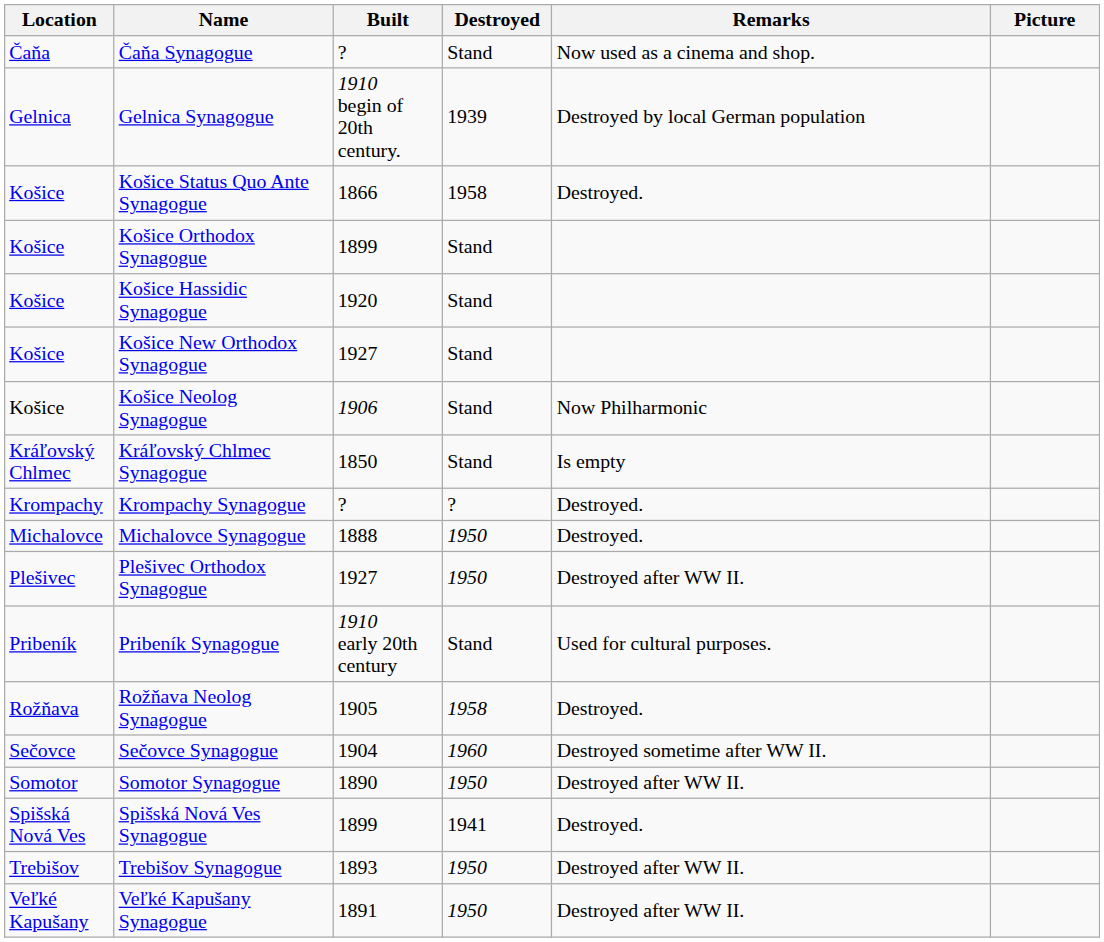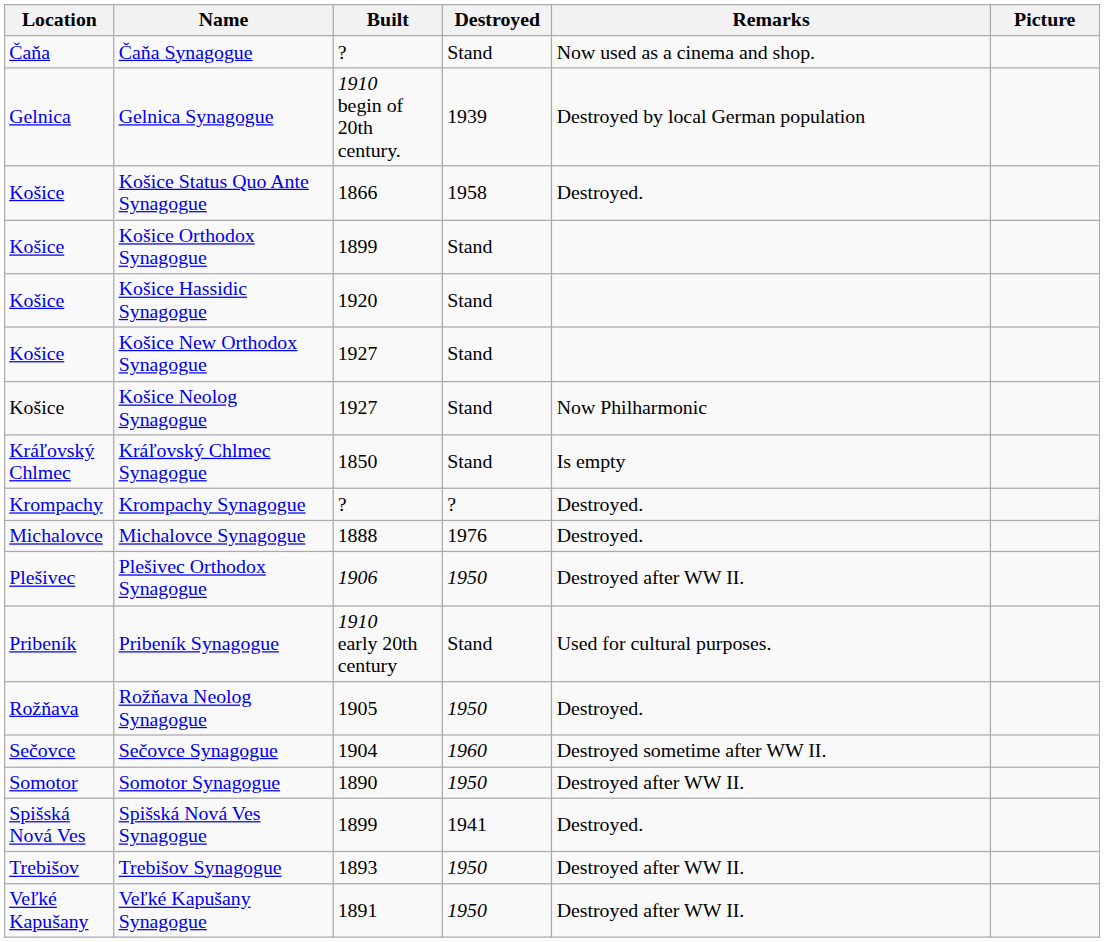(357, 407) 1906 -> (357, 407) 1927
(467, 535) 1950 -> (467, 535) 1976
(357, 578) 1927 -> (357, 578) 1906
(467, 708) 1958 -> (467, 708) 1950
